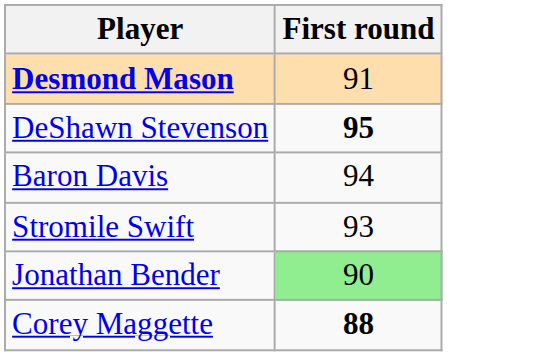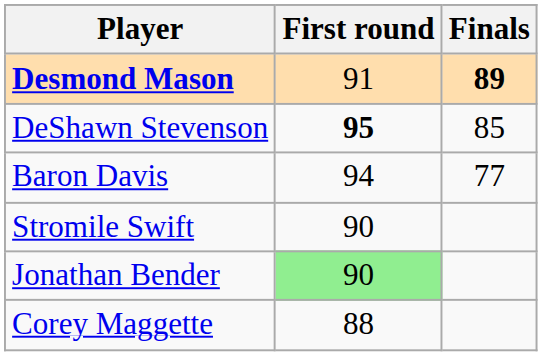+ column: (489, 29)
(359, 226) 93 -> (359, 226) 90
(359, 324) bold -> (359, 324) normal
